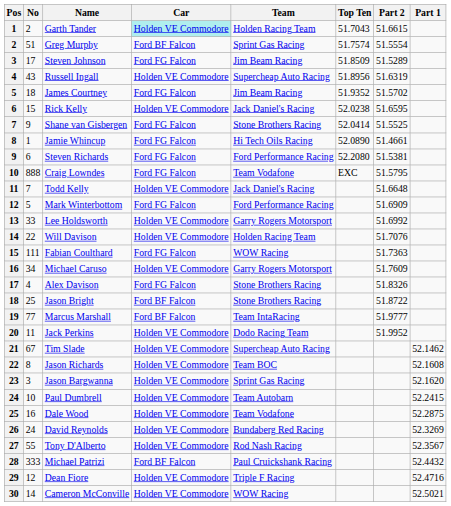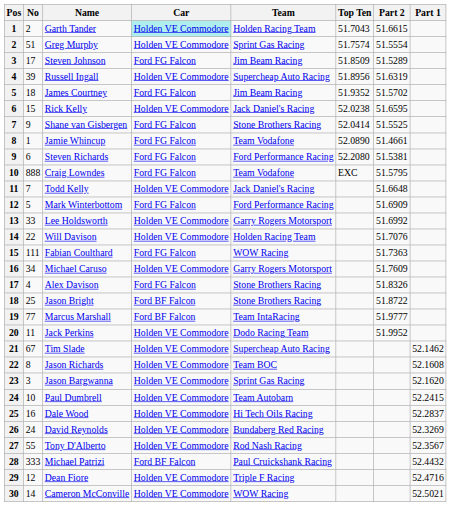(165, 44) Ford BF Falcon -> (181, 44) Holden VE Commodore
(31, 76) 43 -> (31, 76) 39
(273, 141) Hi Tech Oils Racing -> (264, 141) Team Vodafone
(264, 413) Team Vodafone -> (273, 413) Hi Tech Oils Racing
(428, 413) 52.2875 -> (428, 413) 52.2837
